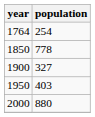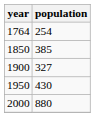(43, 49) 778 -> (43, 49) 385
(43, 85) 403 -> (43, 85) 430
